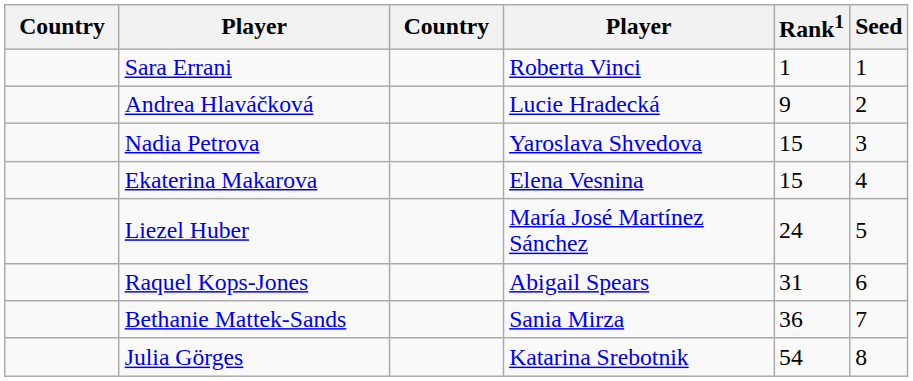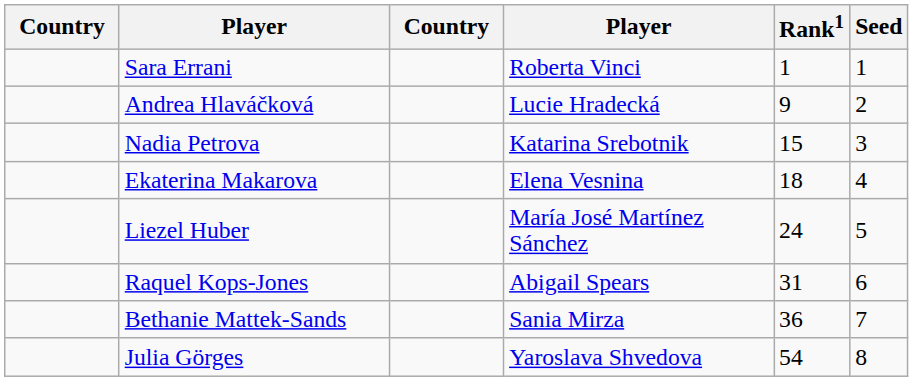(606, 142) Yaroslava Shvedova -> (599, 142) Katarina Srebotnik
(791, 179) 15 -> (791, 179) 18
(599, 356) Katarina Srebotnik -> (606, 356) Yaroslava Shvedova
